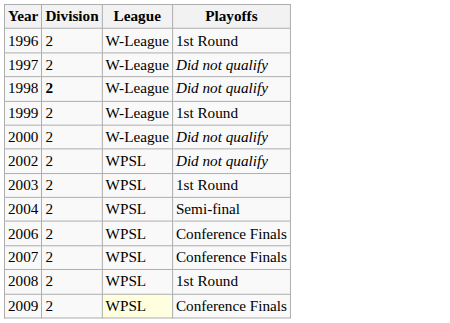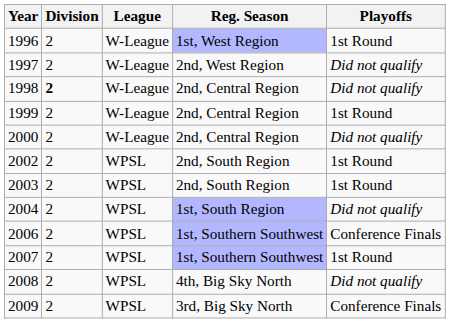+ column: (250, 16)
(222, 161) Did not qualify -> (361, 161) 1st Round
(208, 209) Semi-final -> (376, 209) Did not qualify
(231, 257) Conference Finals -> (361, 257) 1st Round
(207, 281) 1st Round -> (376, 281) Did not qualify
(126, 305) lightyellow background -> (126, 305) no background
